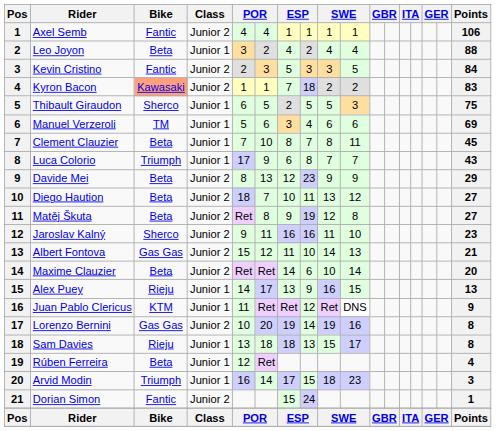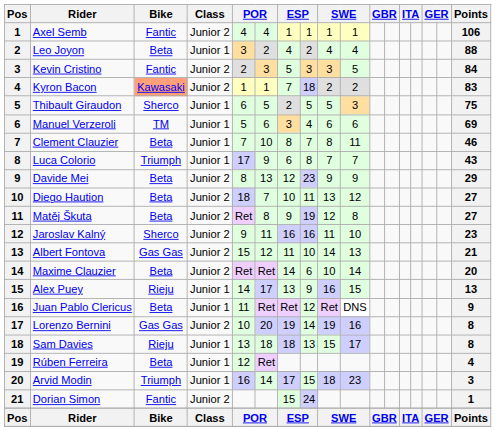(471, 142) 45 -> (471, 142) 46
(161, 307) KTM -> (161, 307) Beta
